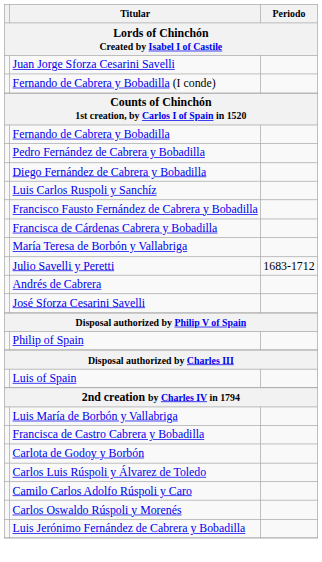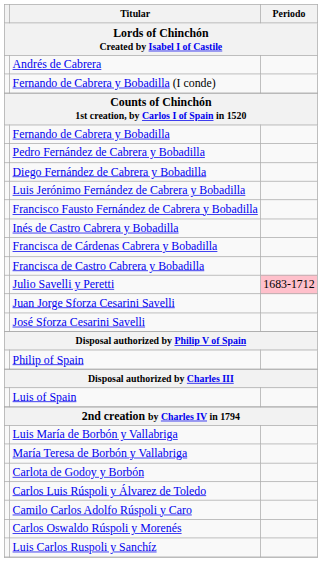rows swapped: (57, 284) <-> (94, 64)
rows swapped: (129, 528) <-> (85, 190)
+ row: (96, 228)
rows swapped: (108, 434) <-> (100, 247)
(289, 265) no background -> (289, 284) pink background
